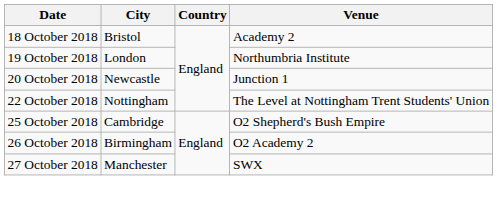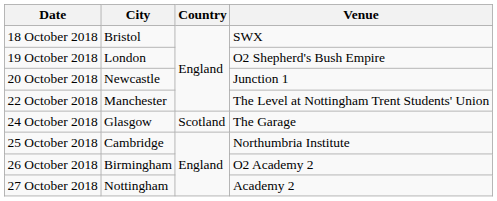(264, 36) Academy 2 -> (248, 36) SWX
(291, 57) Northumbria Institute -> (309, 57) O2 Shepherd's Bush Empire
(136, 100) Nottingham -> (135, 100) Manchester
+ row: (53, 121)
(309, 121) O2 Shepherd's Bush Empire -> (291, 143) Northumbria Institute
(135, 164) Manchester -> (136, 185) Nottingham
(248, 164) SWX -> (264, 185) Academy 2
